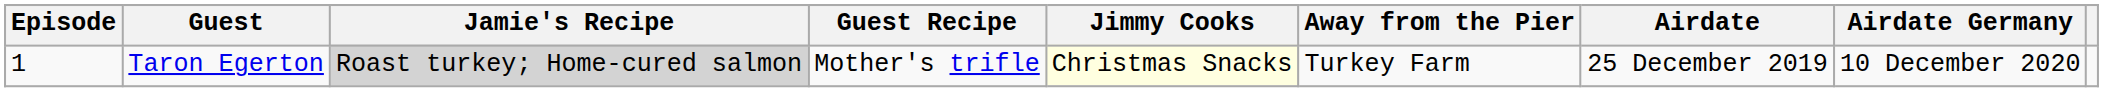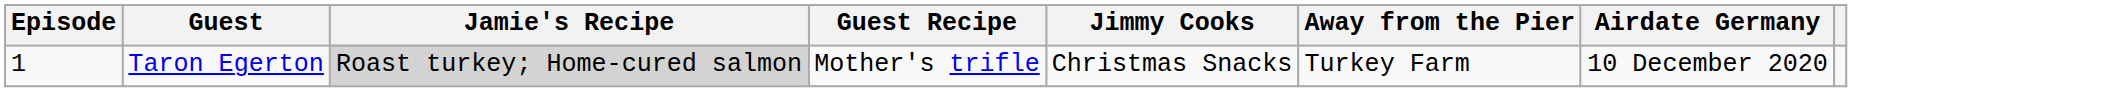- column: (1708, 26)
(1172, 66) lightyellow background -> (1172, 66) no background
